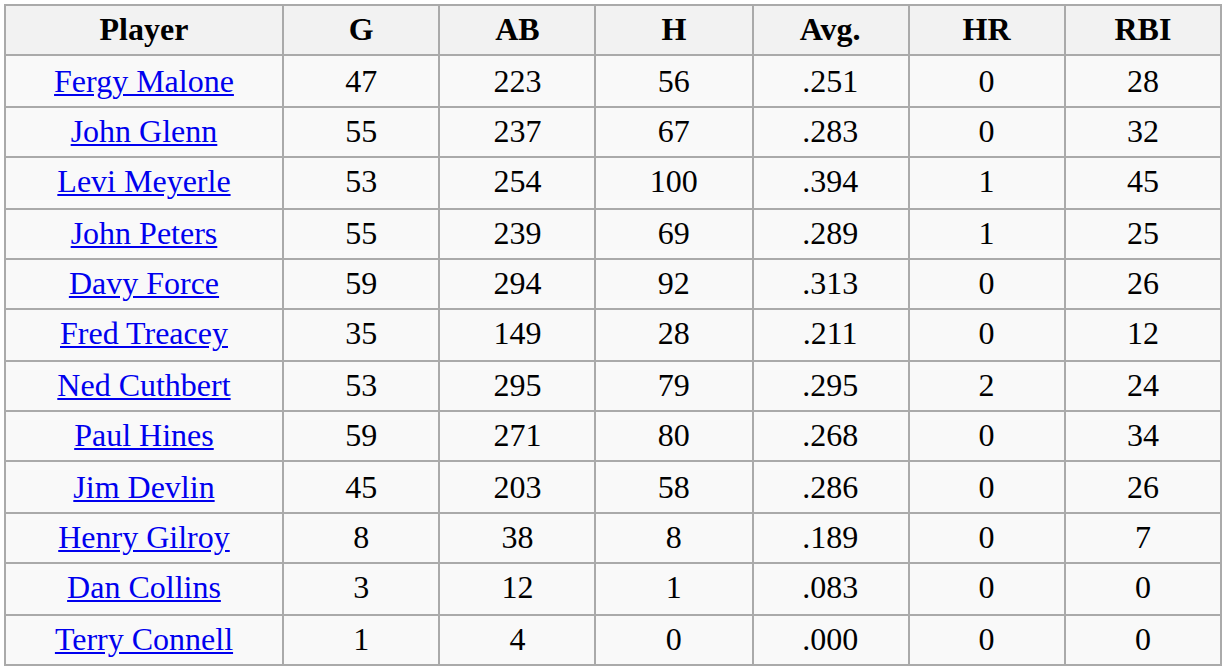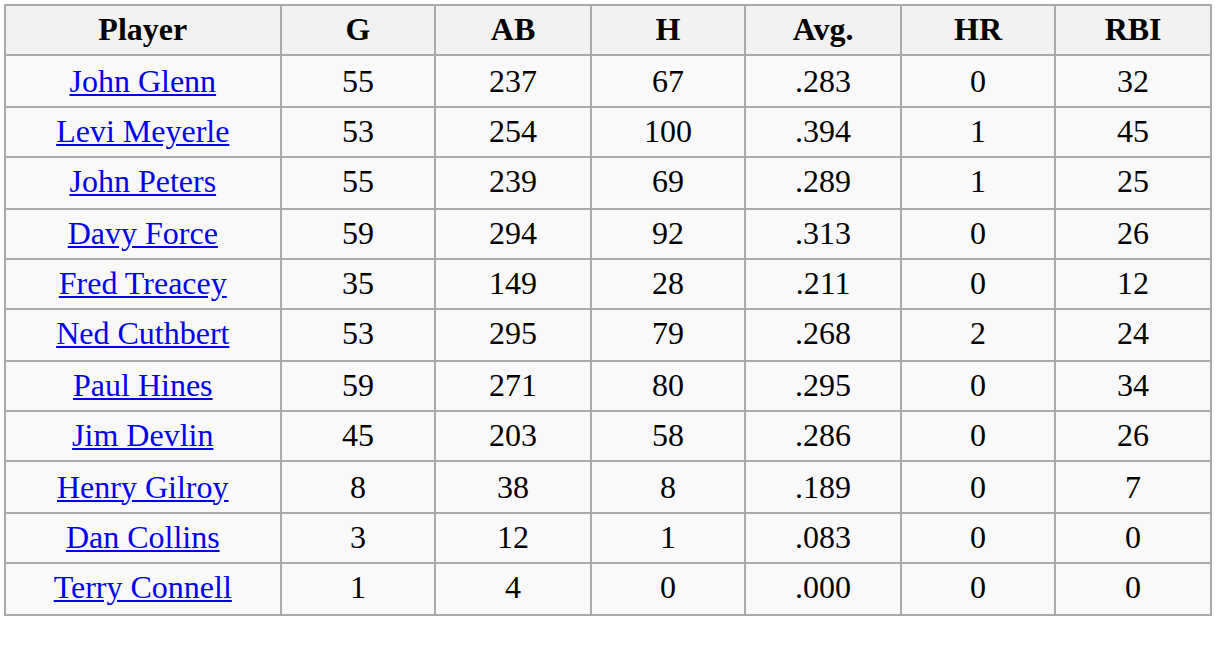- row: (144, 80)
(830, 385) .295 -> (823, 334) .268
(830, 435) .268 -> (823, 385) .295
